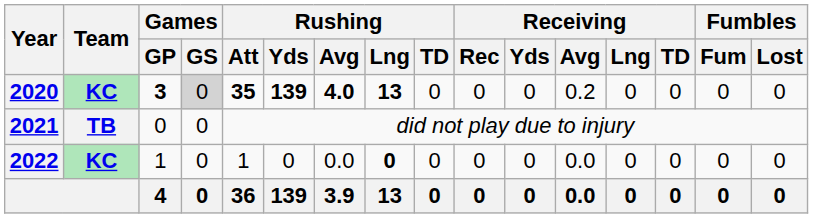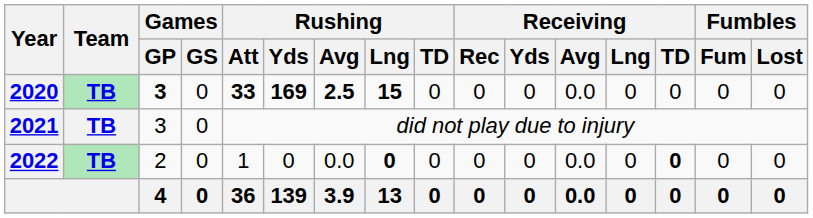(101, 91) KC -> (101, 91) TB
(202, 91) lightgrey background -> (202, 91) no background
(243, 91) 35 -> (243, 91) 33
(289, 91) 139 -> (289, 91) 169
(339, 91) 4.0 -> (339, 91) 2.5
(390, 91) 13 -> (390, 91) 15
(580, 91) 0.2 -> (580, 91) 0.0
(160, 126) 0 -> (160, 126) 3
(101, 160) KC -> (101, 160) TB
(160, 160) 1 -> (160, 160) 2
(675, 160) normal -> (675, 160) bold
